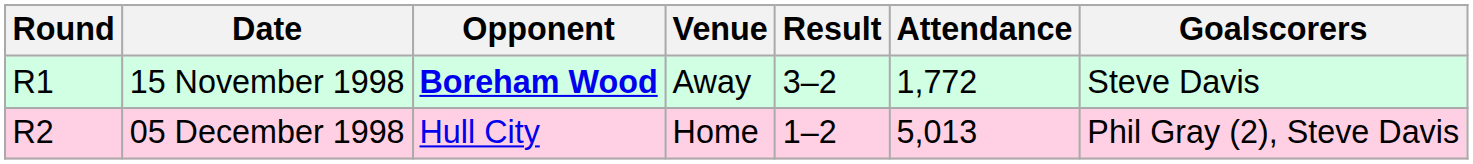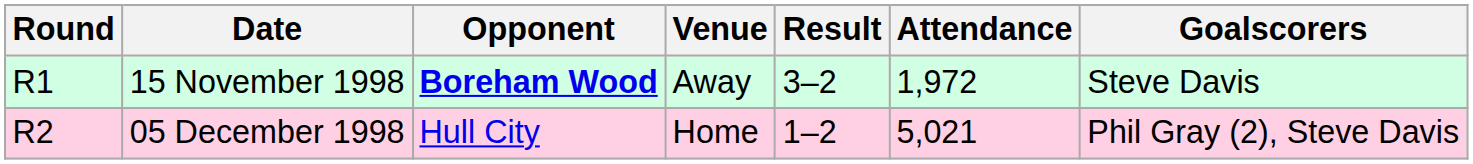(937, 81) 1,772 -> (937, 81) 1,972
(937, 132) 5,013 -> (937, 132) 5,021
